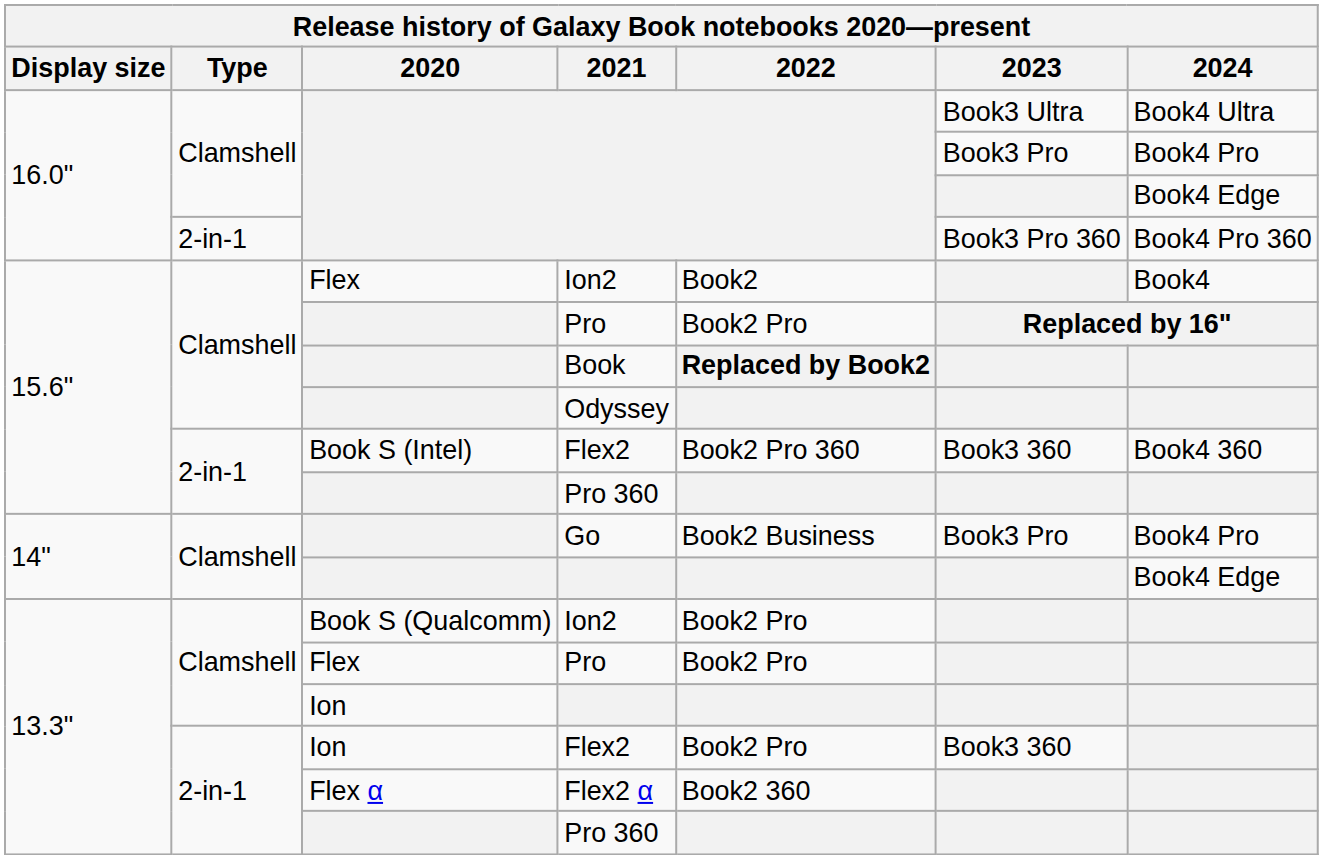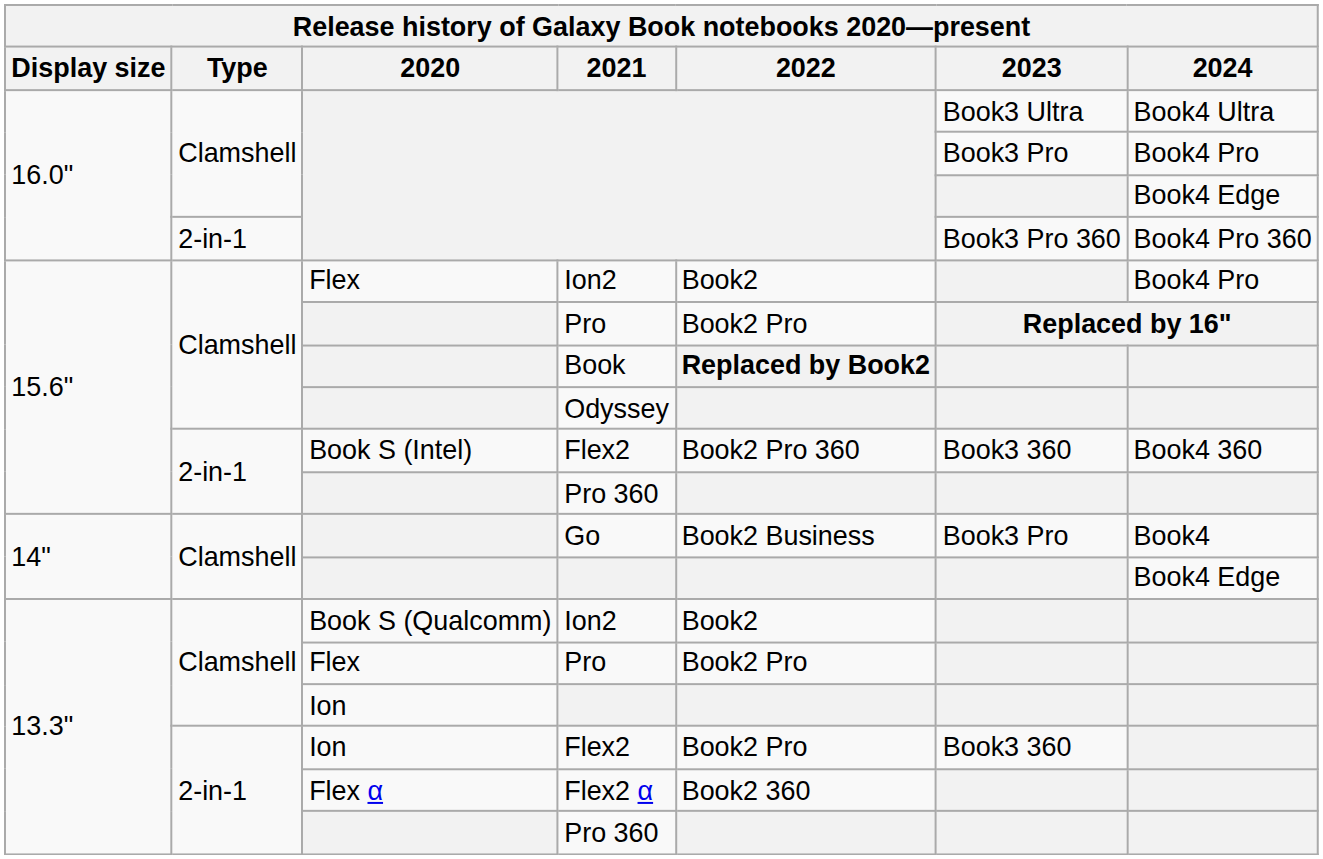(1172, 280) Book4 -> (1196, 280) Book4 Pro
(1196, 535) Book4 Pro -> (1172, 535) Book4
(745, 620) Book2 Pro -> (720, 620) Book2
